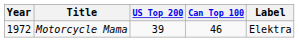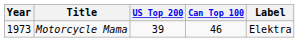(19, 29) 1972 -> (19, 29) 1973
